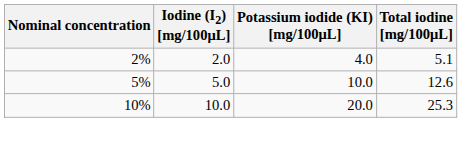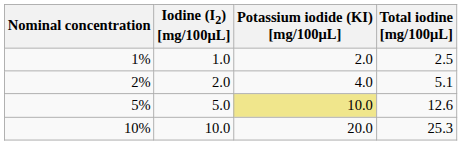+ row: (141, 59)
(360, 82) no background -> (360, 105) khaki background
